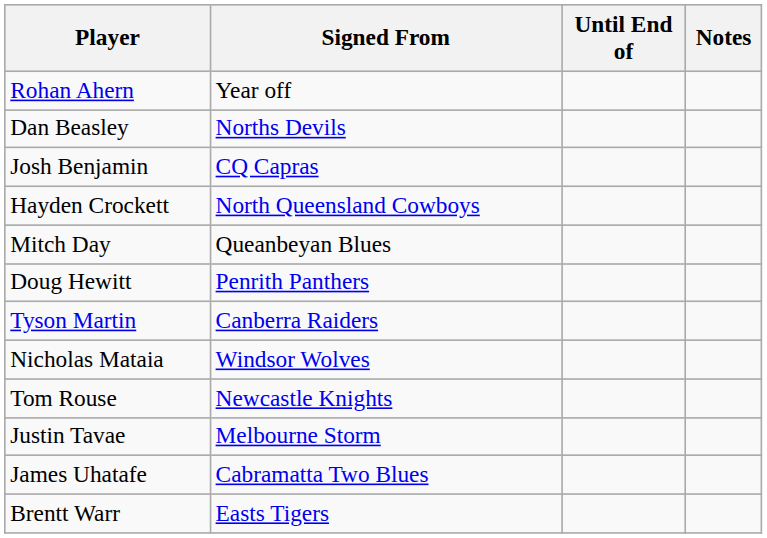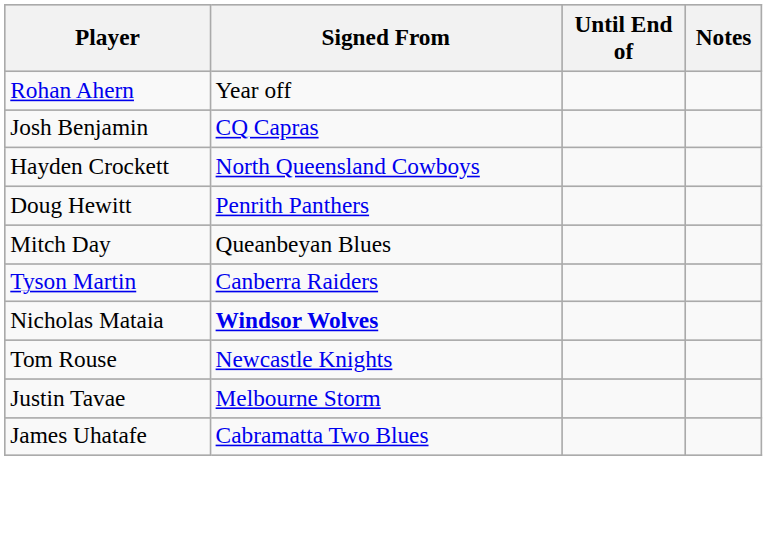- row: (70, 128)
rows swapped: (60, 244) <-> (71, 282)
(293, 359) normal -> (297, 320) bold
- row: (65, 513)
